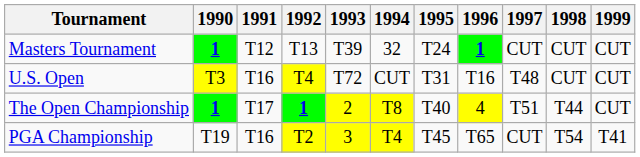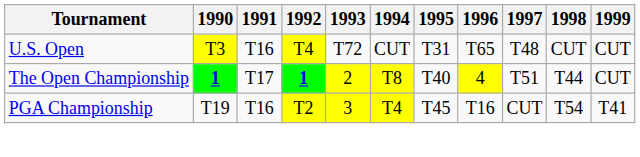- row: (82, 49)
(480, 78) T16 -> (480, 49) T65
(480, 137) T65 -> (480, 108) T16
